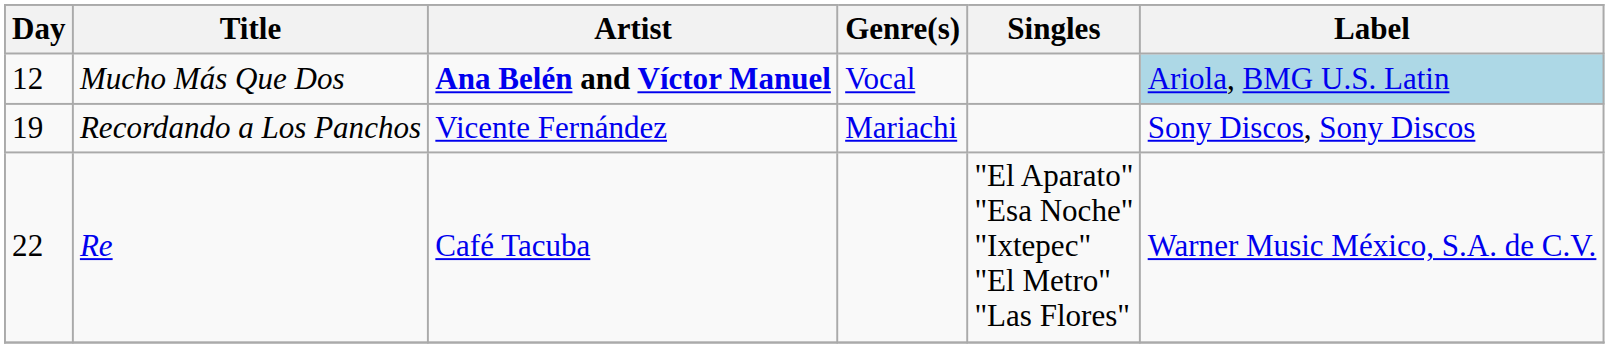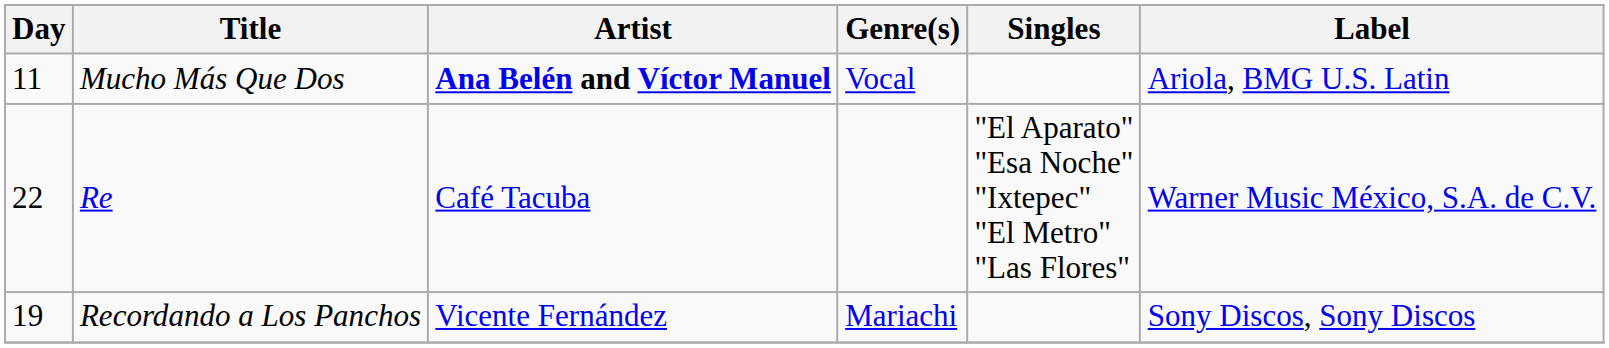(28, 78) 12 -> (27, 78) 11
(1299, 78) lightblue background -> (1299, 78) no background
rows swapped: (250, 127) <-> (96, 246)
